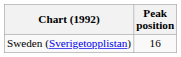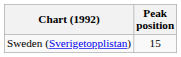(155, 43) 16 -> (155, 43) 15
